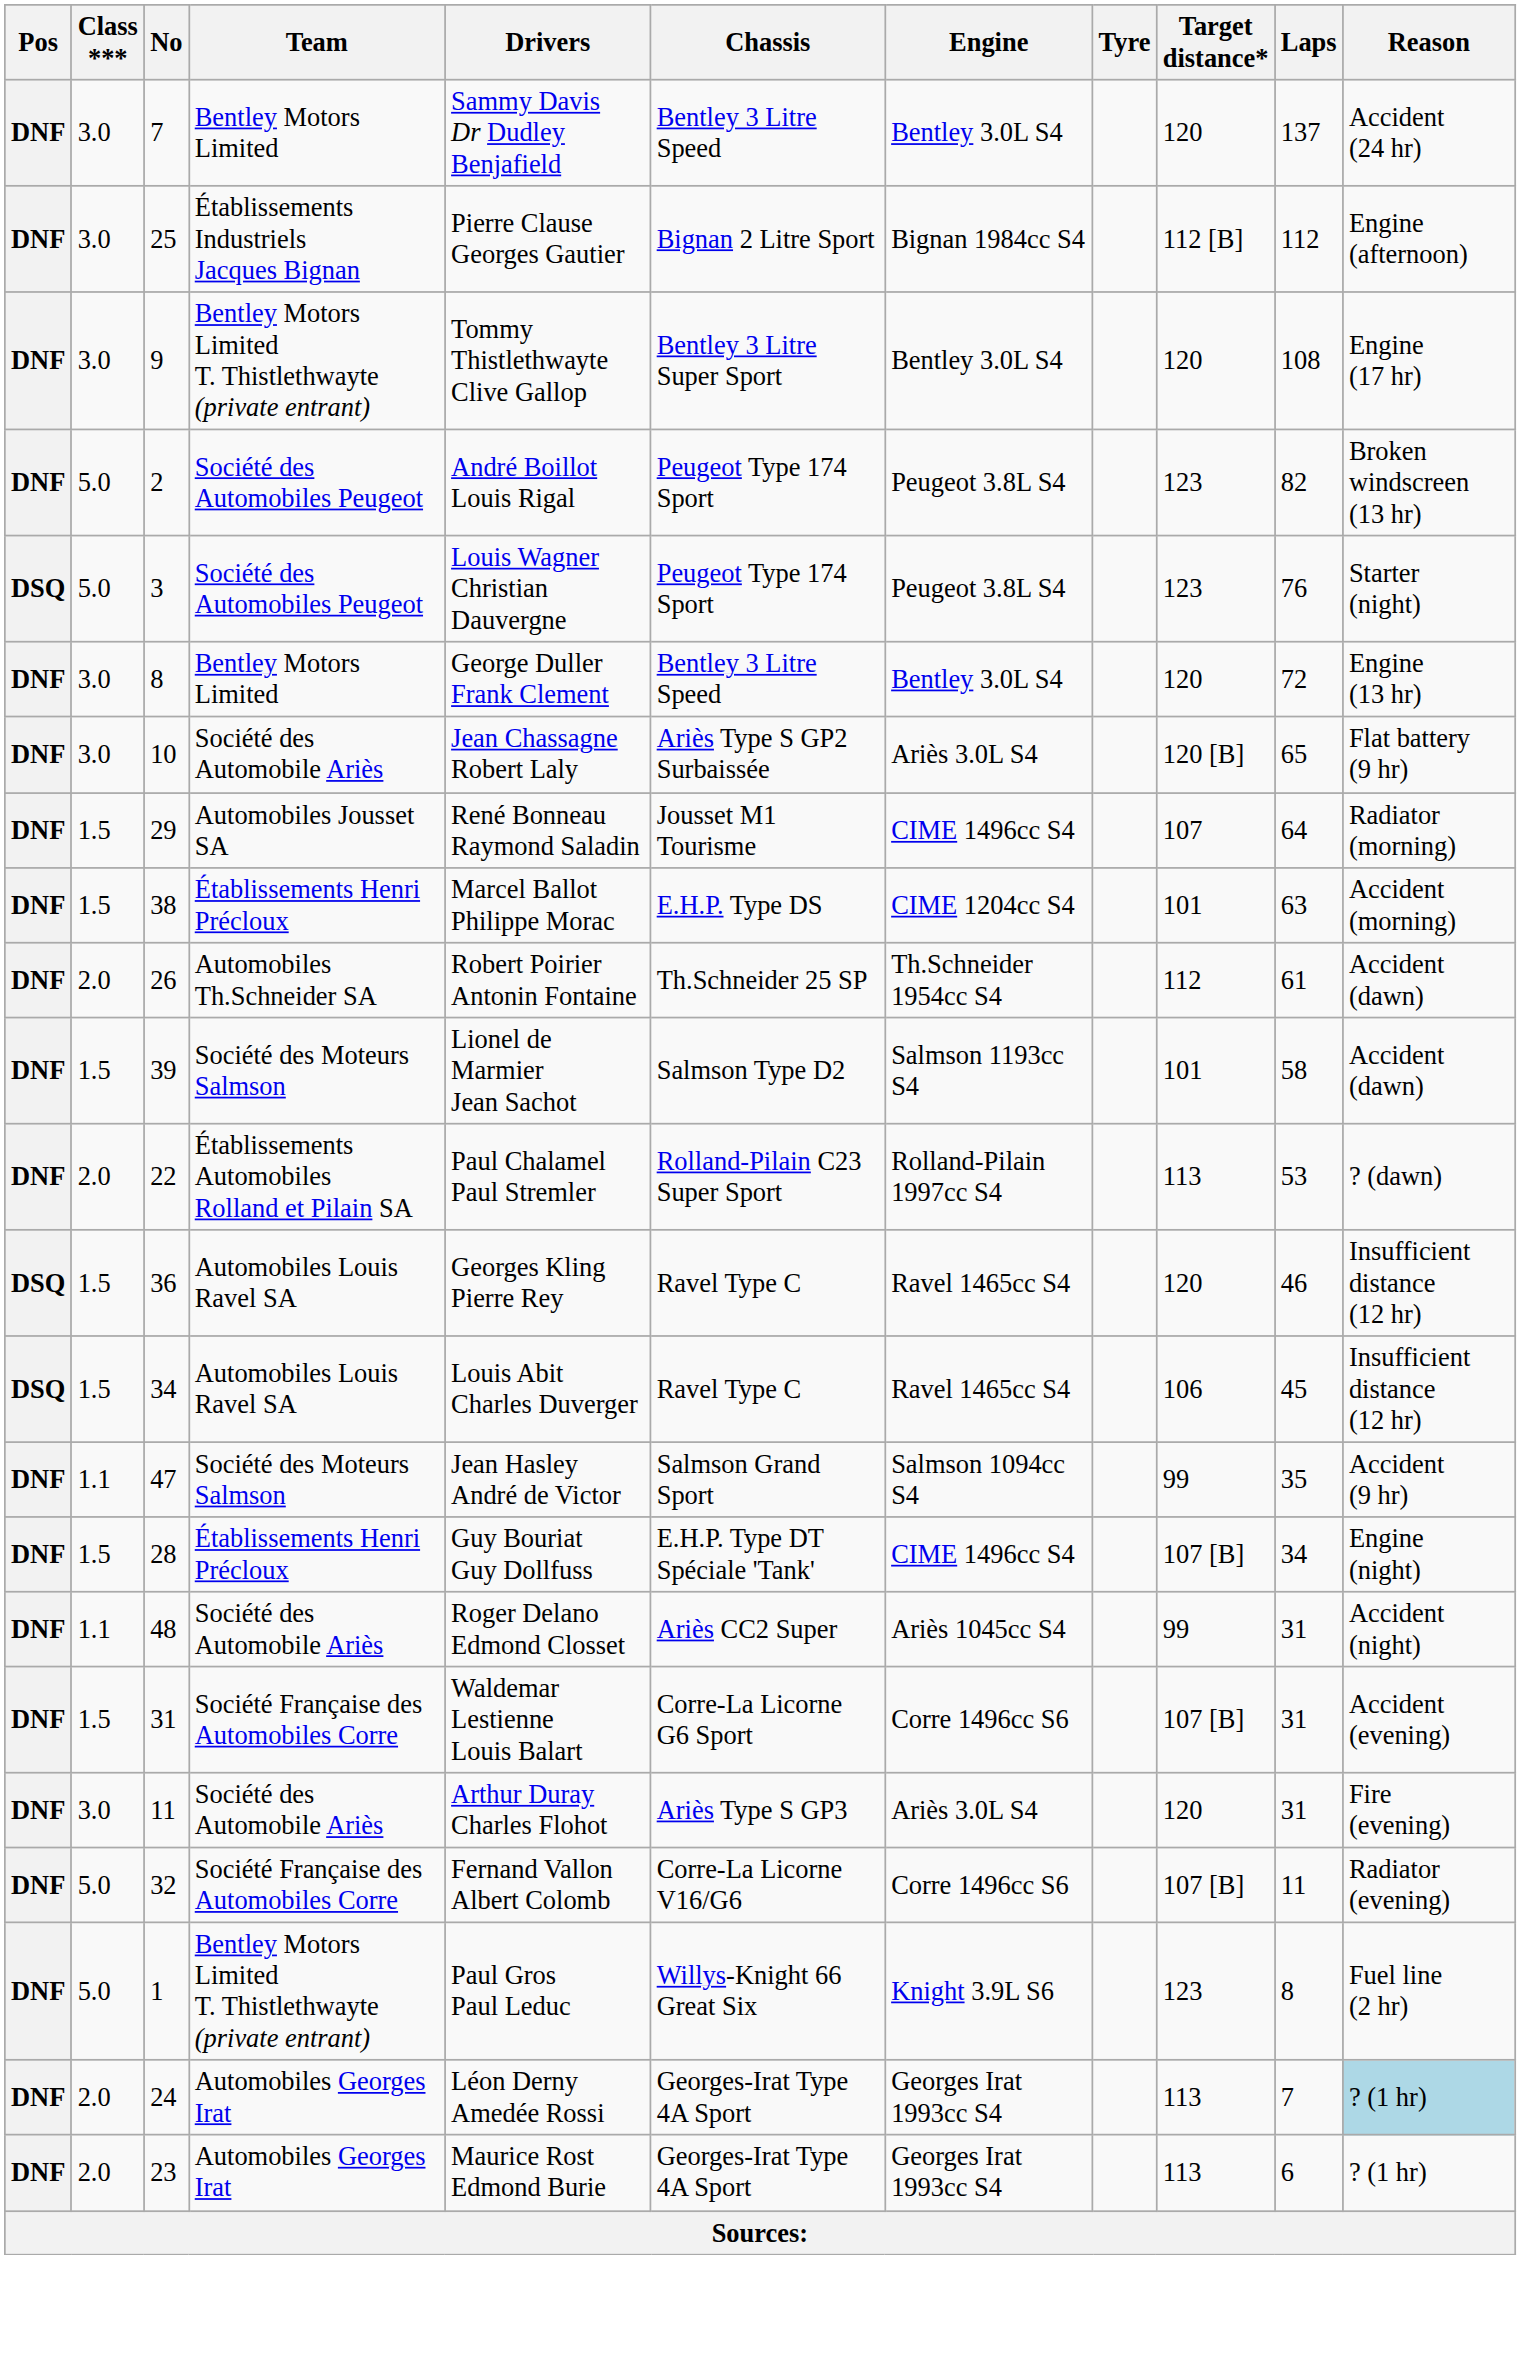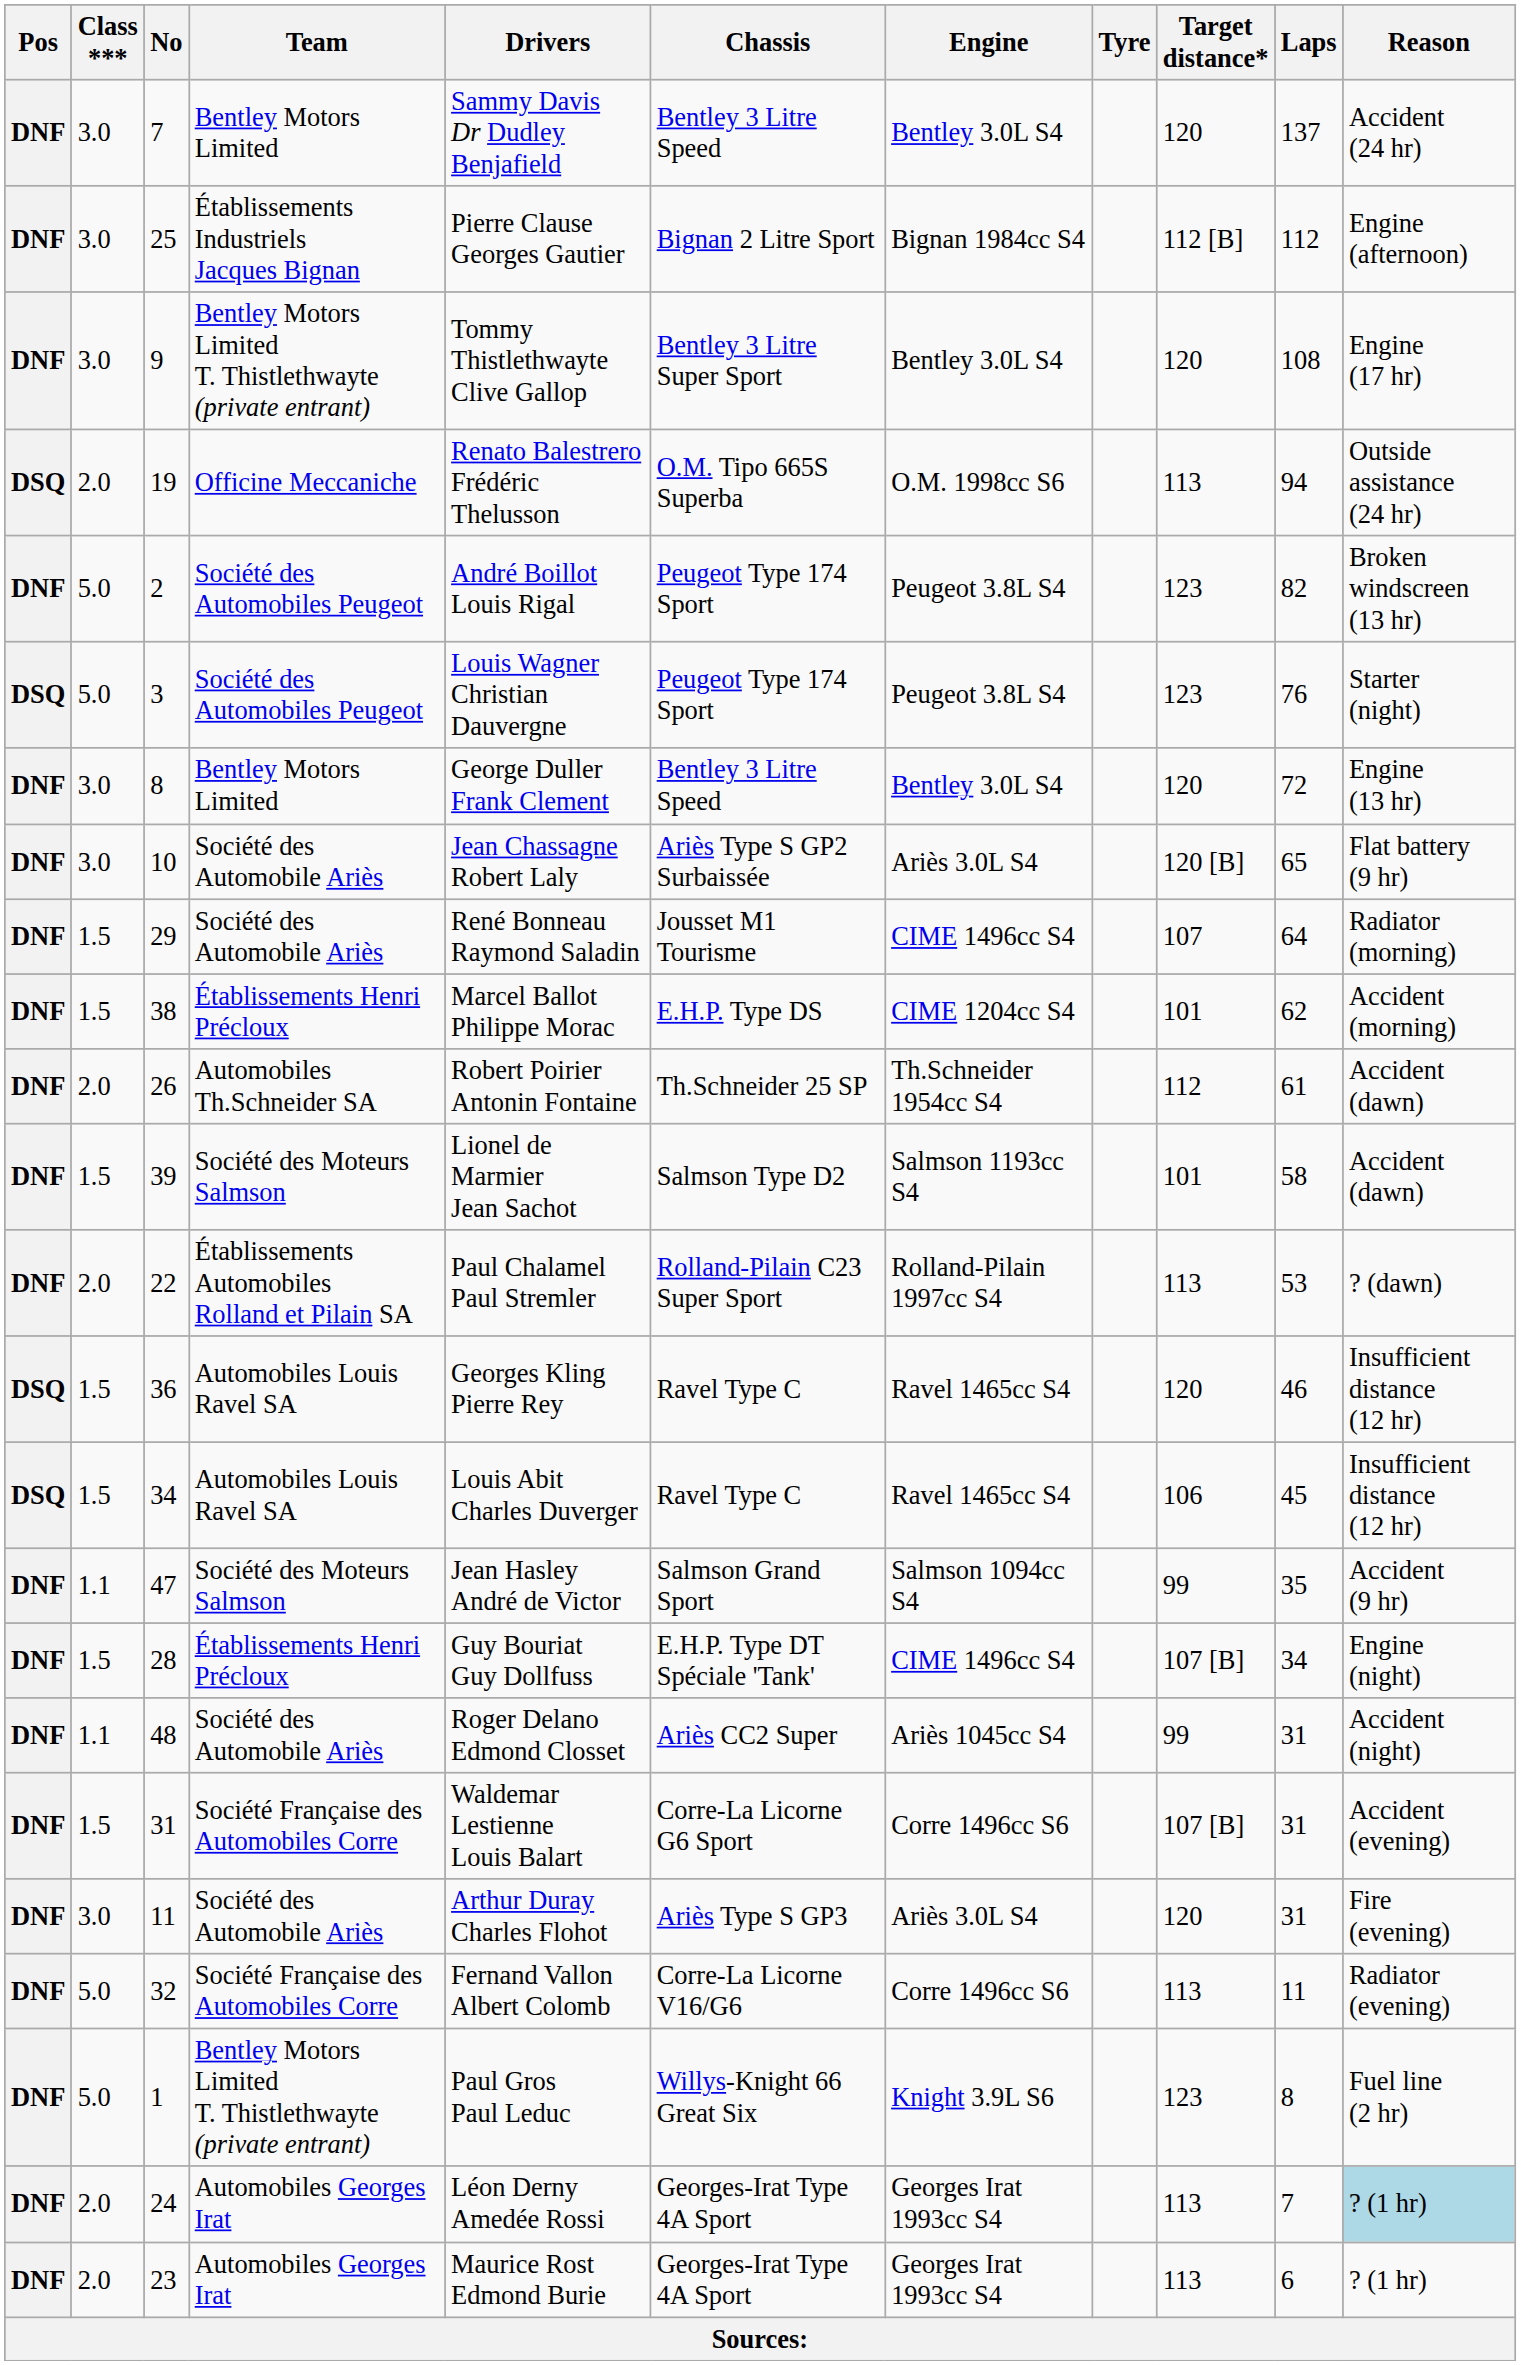+ row: (163, 482)
(305, 829) Automobiles Jousset SA -> (289, 935) Société des Automobile Ariès
(1294, 904) 63 -> (1294, 1010) 62
(1204, 1885) 107 [B] -> (1182, 1991) 113
